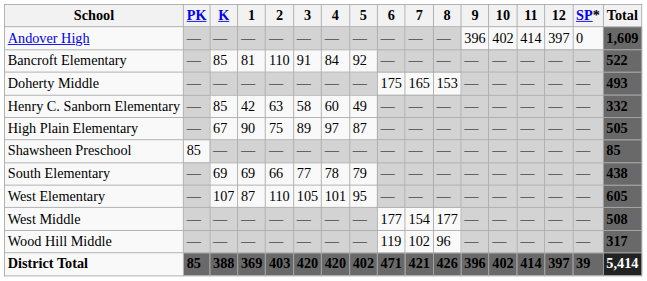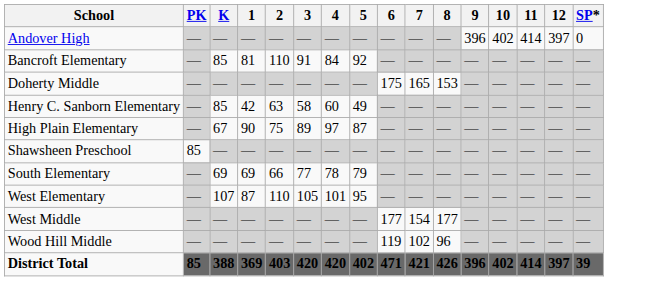- column: (622, 15)
